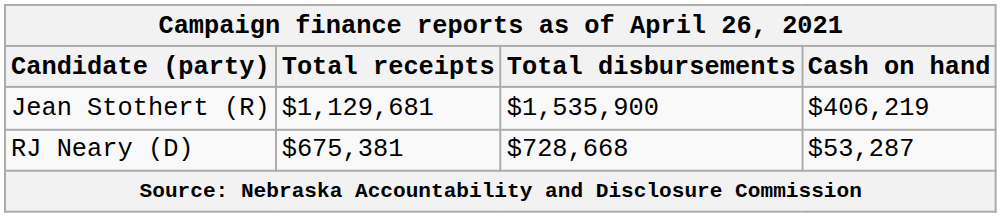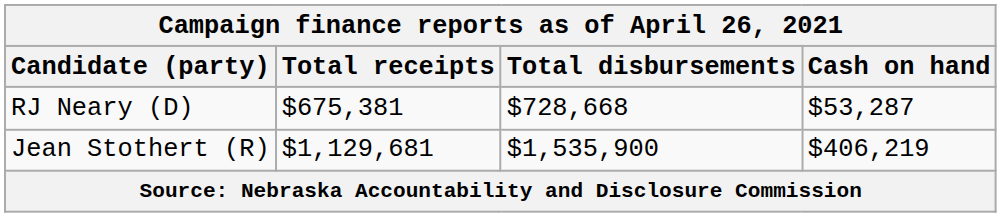rows swapped: (140, 108) <-> (102, 150)
